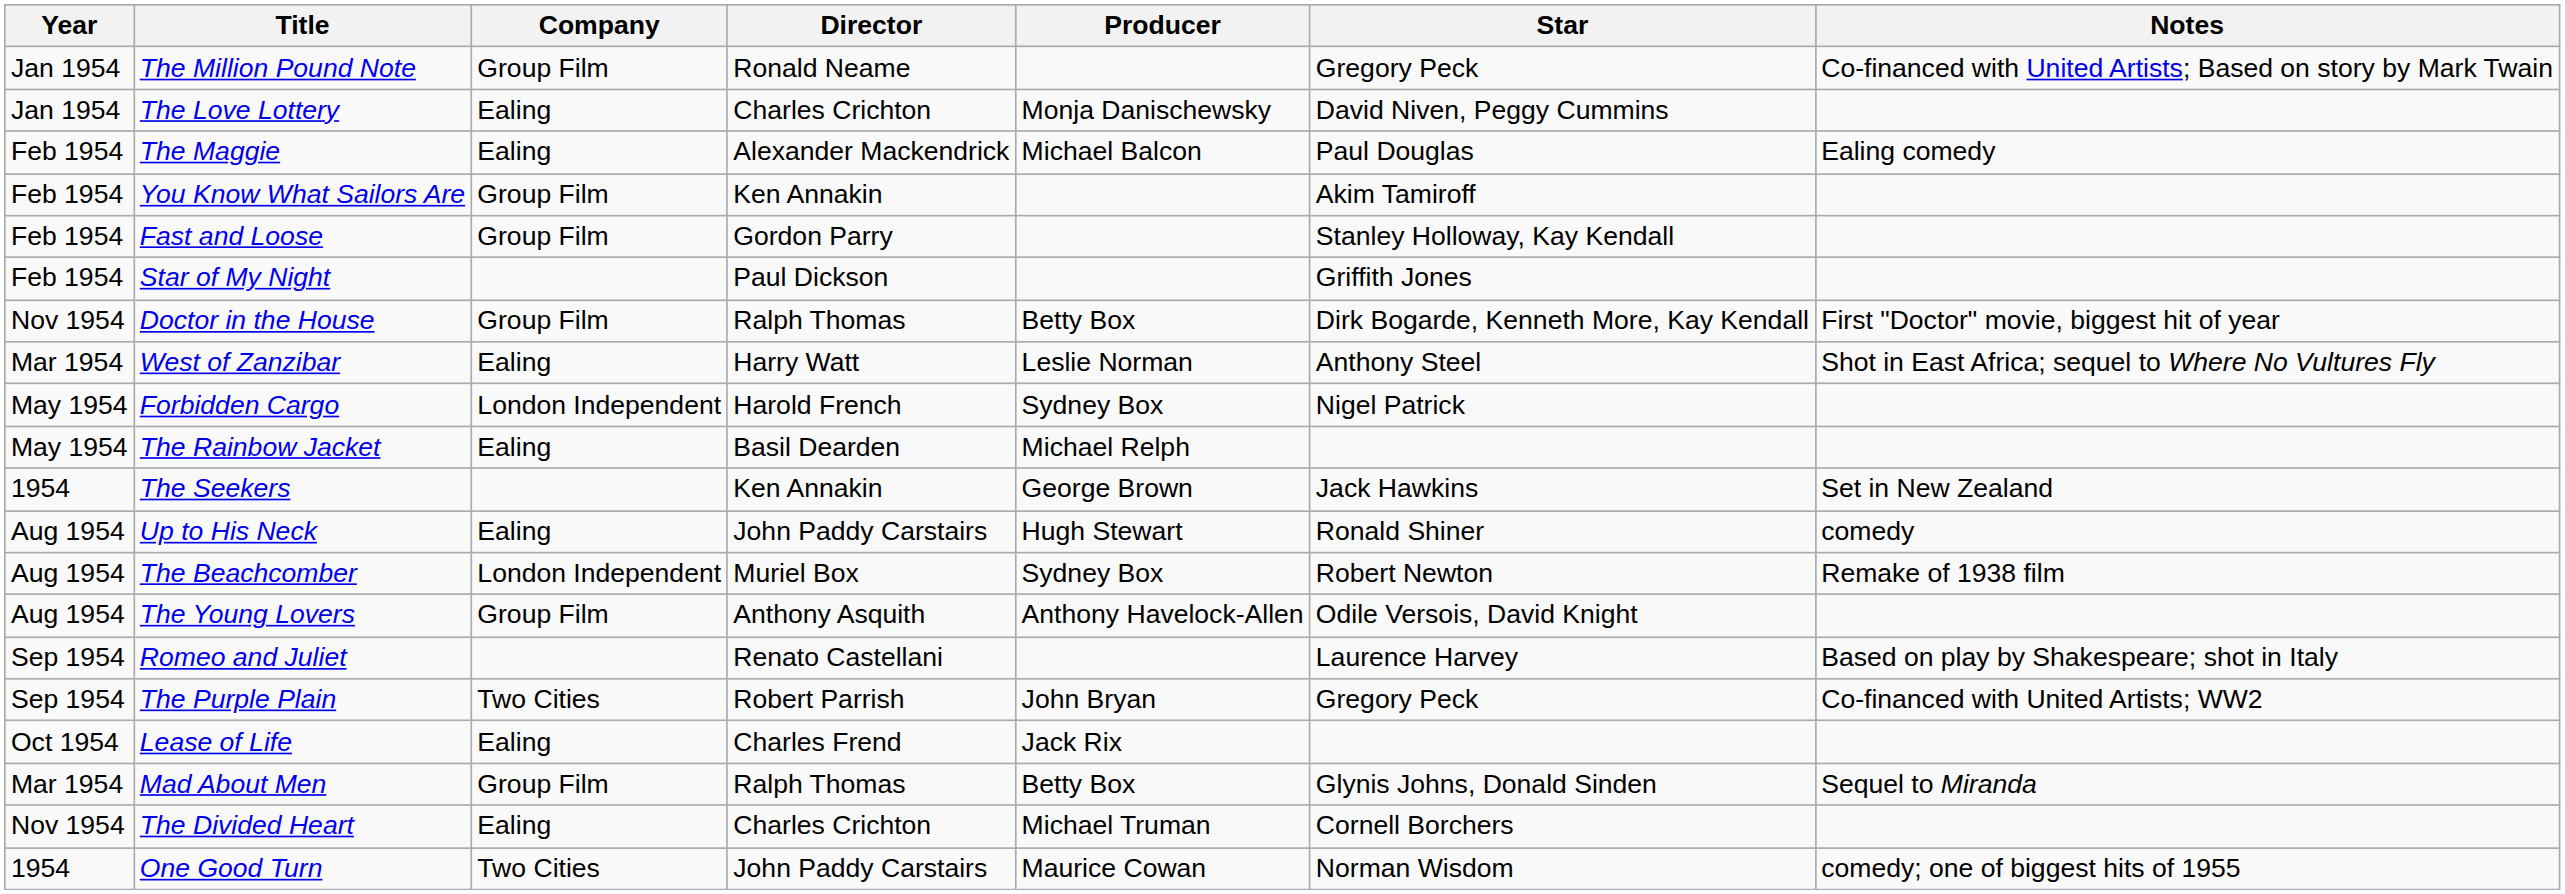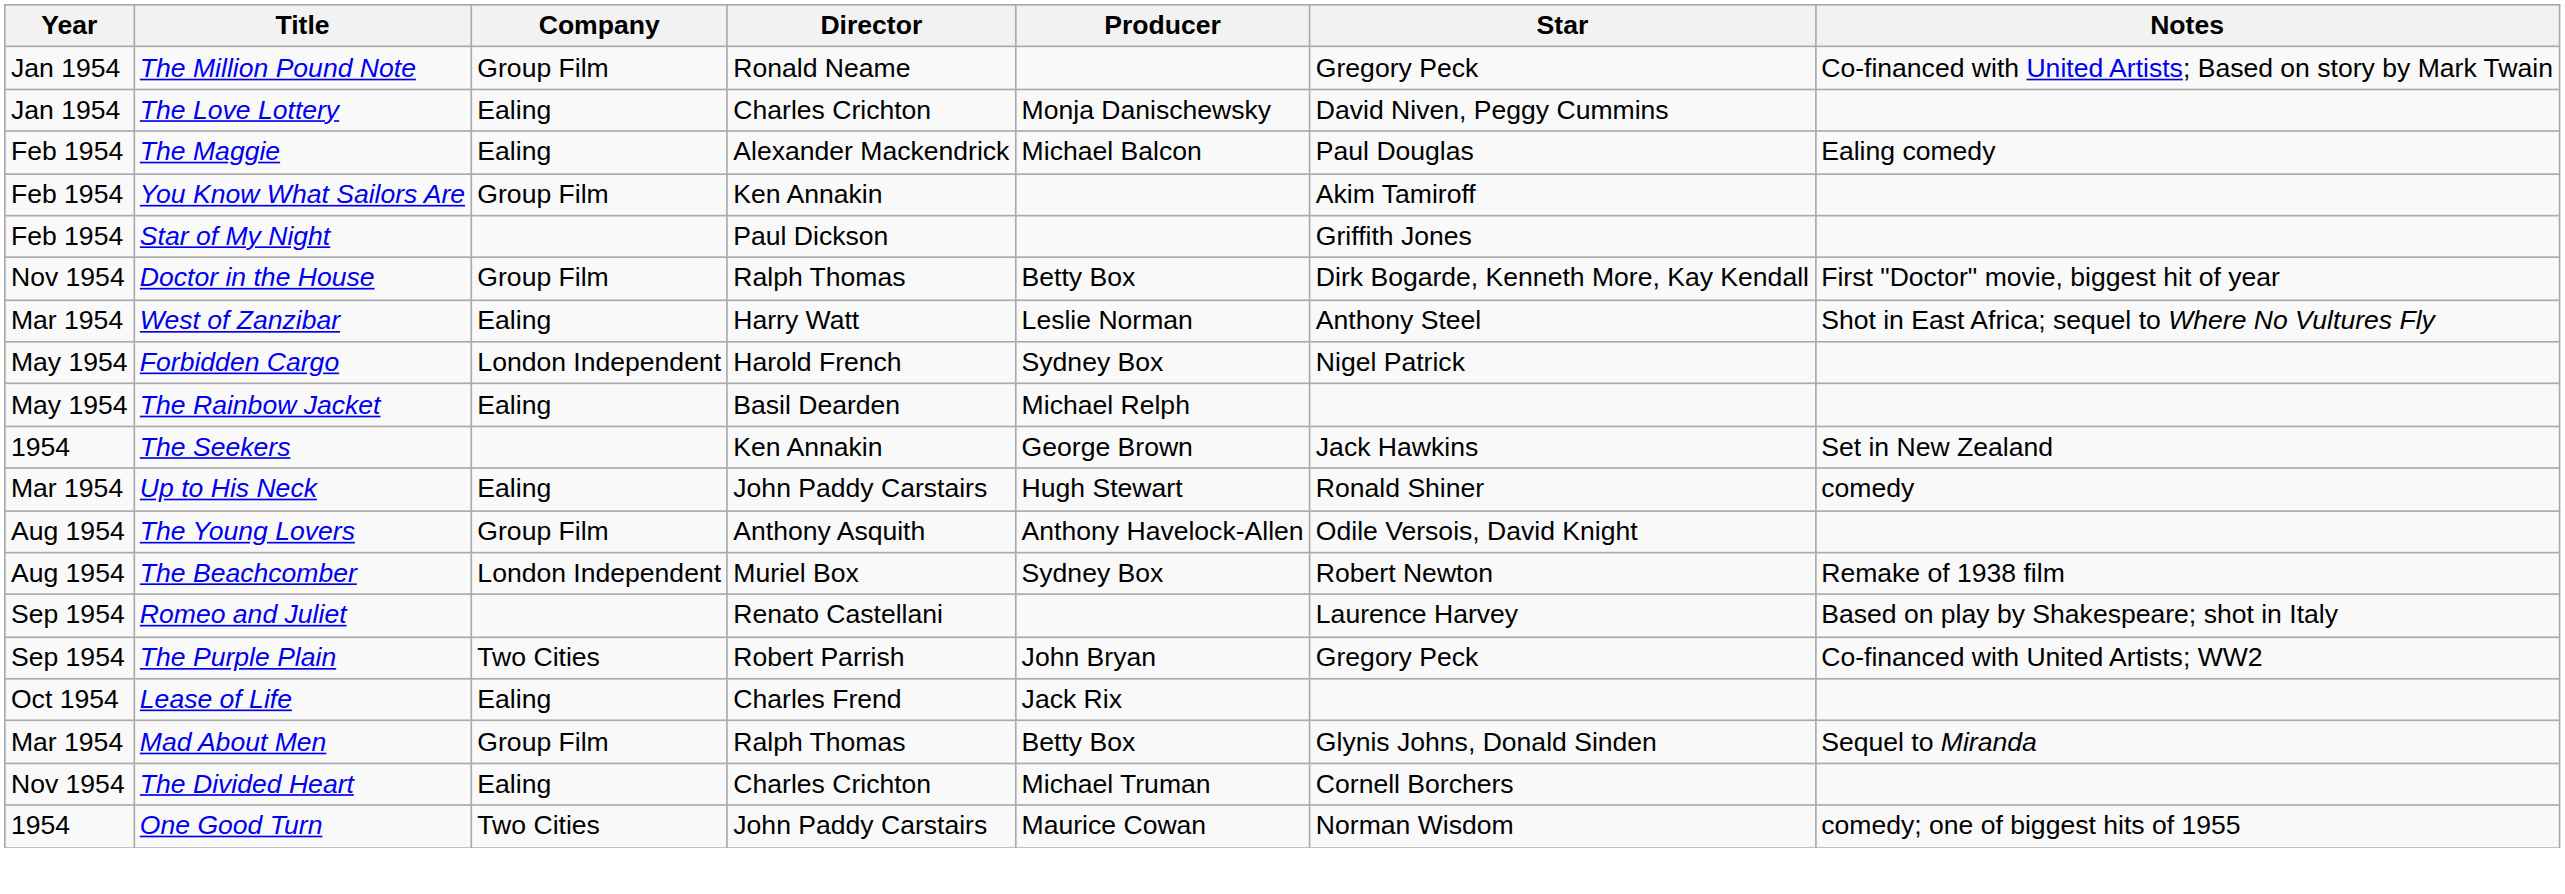- row: (231, 236)
(68, 531) Aug 1954 -> (67, 488) Mar 1954
rows swapped: (248, 573) <-> (247, 615)
